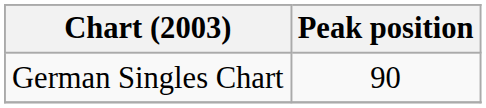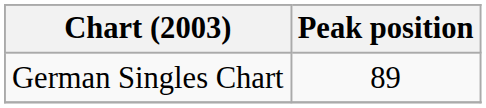(386, 77) 90 -> (386, 77) 89
